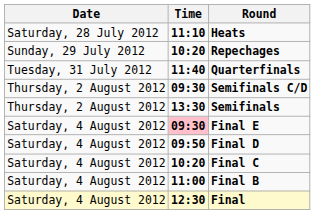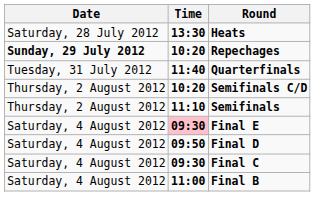(188, 32) 11:10 -> (188, 32) 13:30
(76, 51) normal -> (76, 51) bold
(188, 88) 09:30 -> (188, 88) 10:20
(188, 107) 13:30 -> (188, 107) 11:10
(188, 163) 10:20 -> (188, 163) 09:30
- row: (228, 200)
